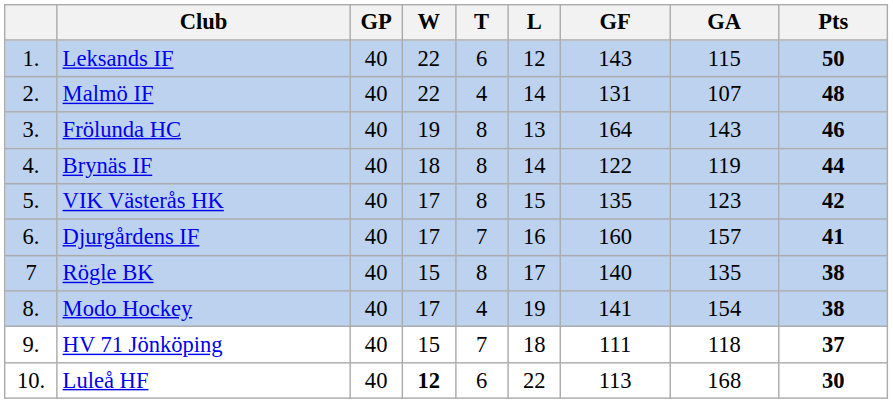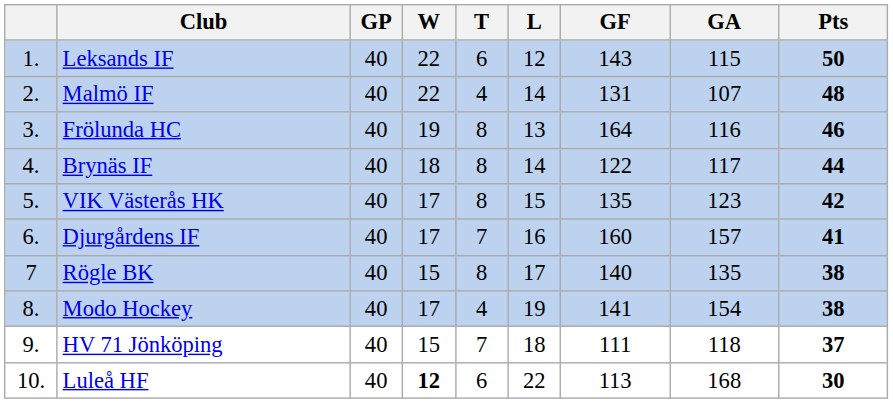(724, 129) 143 -> (724, 129) 116
(724, 165) 119 -> (724, 165) 117
